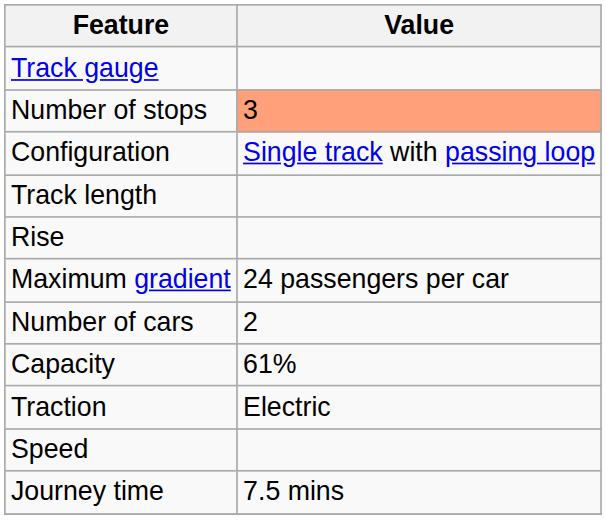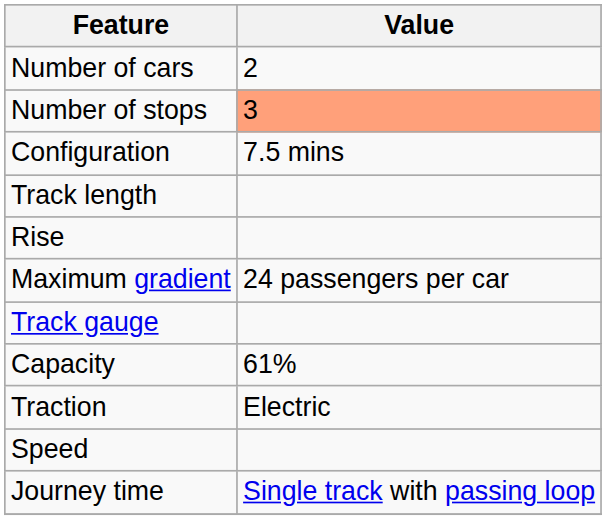rows swapped: (102, 322) <-> (85, 68)
(419, 152) Single track with passing loop -> (294, 152) 7.5 mins
(294, 491) 7.5 mins -> (419, 491) Single track with passing loop
